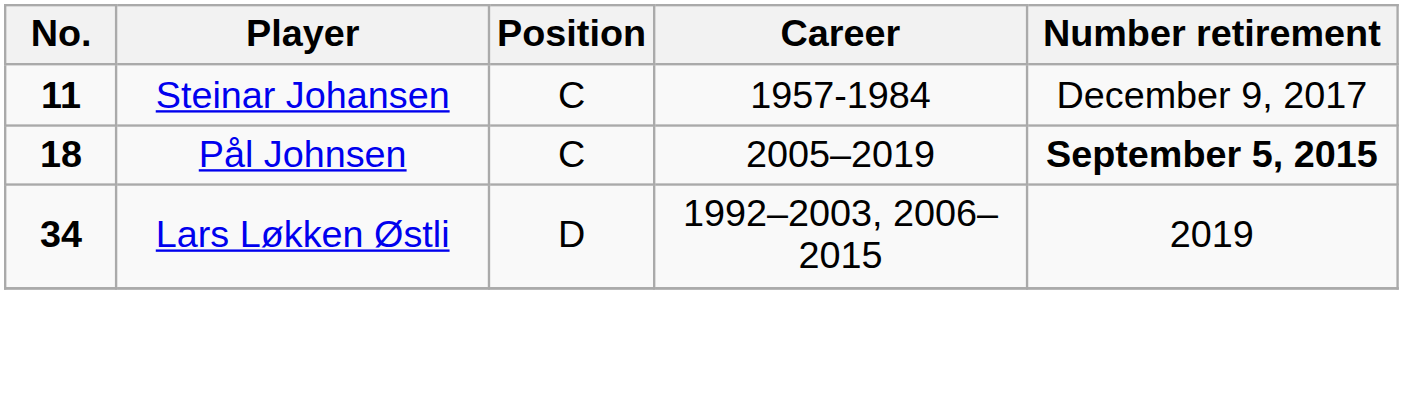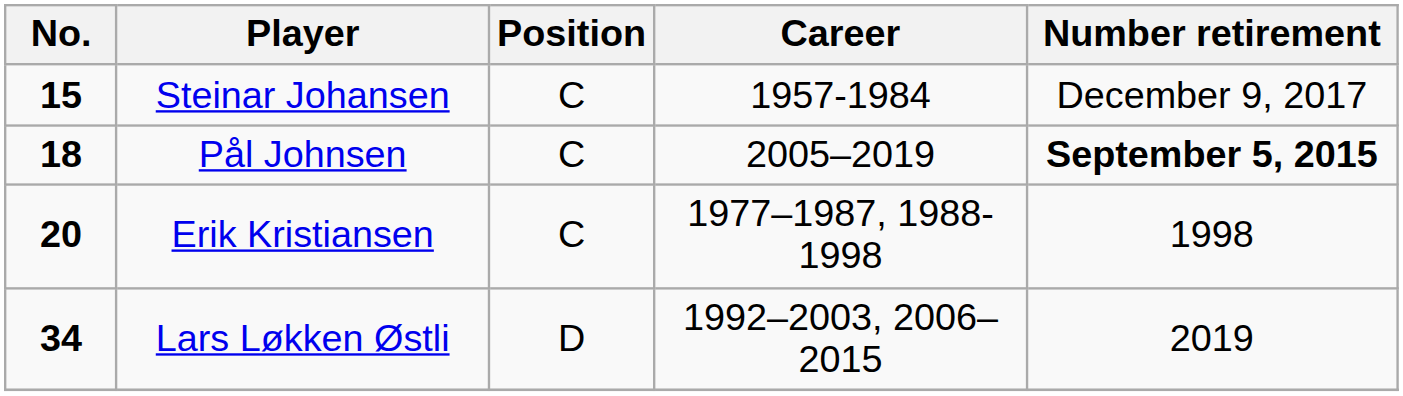(61, 94) 11 -> (61, 94) 15
+ row: (303, 235)
